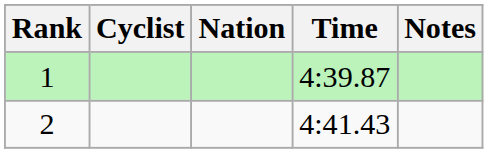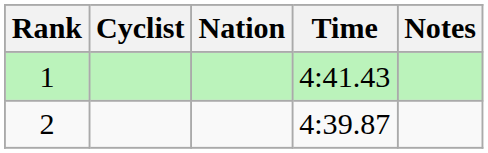(345, 76) 4:39.87 -> (345, 76) 4:41.43
(345, 123) 4:41.43 -> (345, 123) 4:39.87
